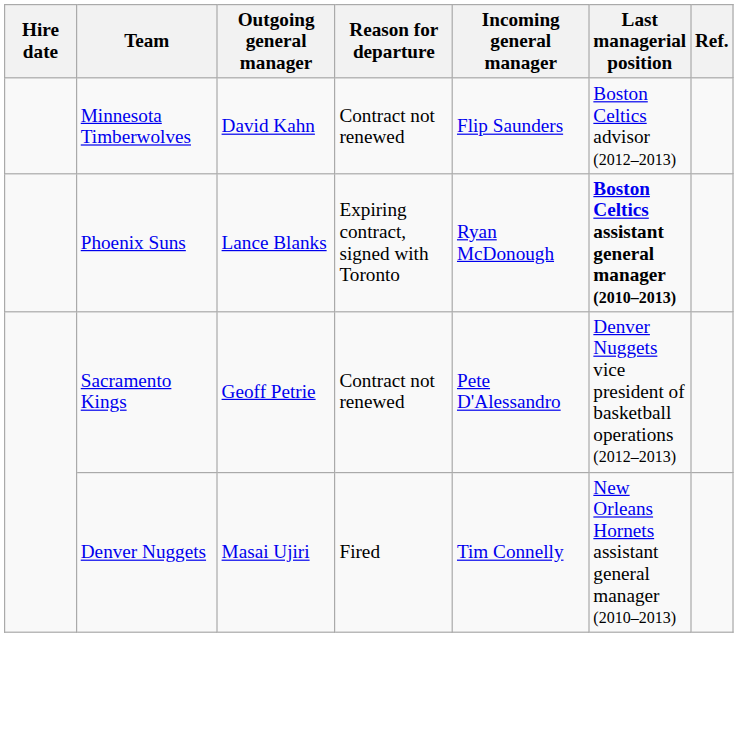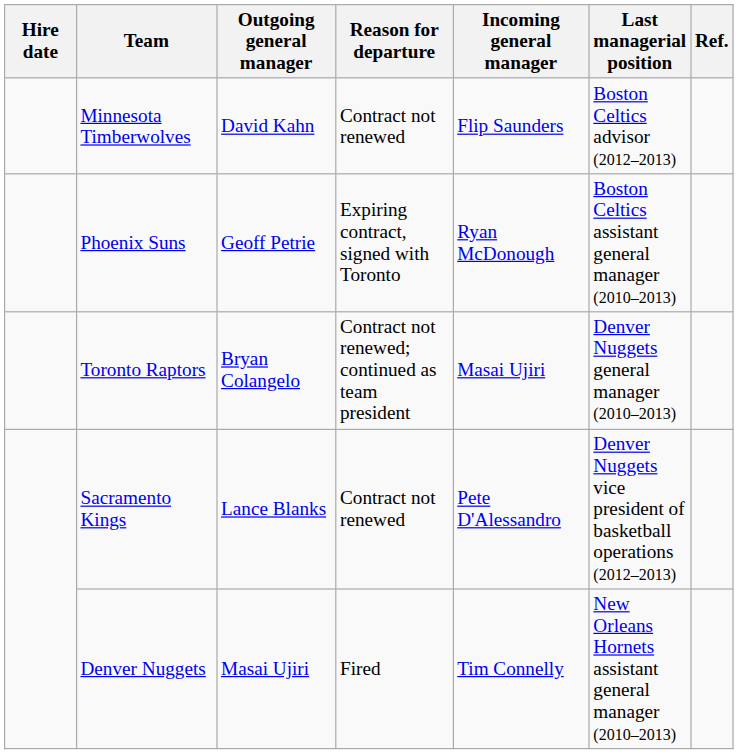(274, 242) Lance Blanks -> (268, 242) Geoff Petrie
(635, 242) bold -> (635, 242) normal
+ row: (143, 370)
(269, 391) Geoff Petrie -> (274, 508) Lance Blanks
